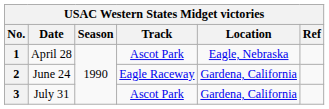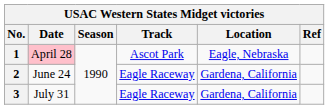(51, 54) no background -> (51, 54) pink background
(157, 94) Ascot Park -> (157, 94) Eagle Raceway
